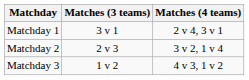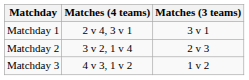columns swapped: (198, 13) <-> (107, 13)
